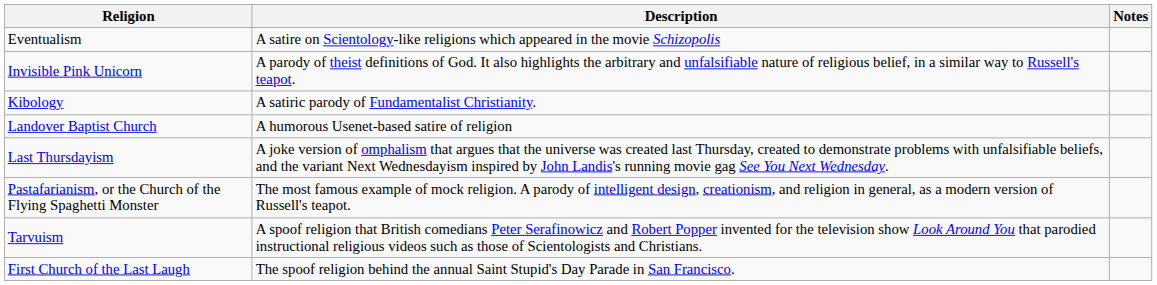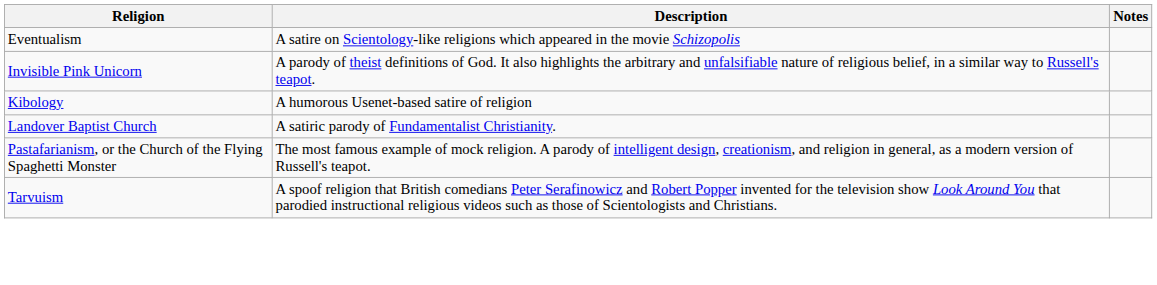(396, 102) A satiric parody of Fundamentalist Christianity. -> (404, 102) A humorous Usenet-based satire of religion
(384, 126) A humorous Usenet-based satire of religion -> (416, 126) A satiric parody of Fundamentalist Christianity.
- row: (61, 157)
- row: (99, 269)
